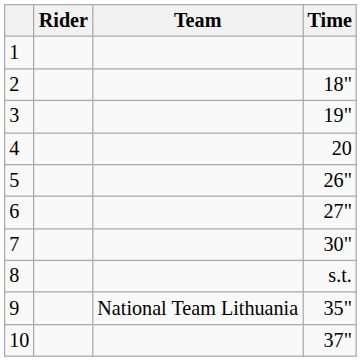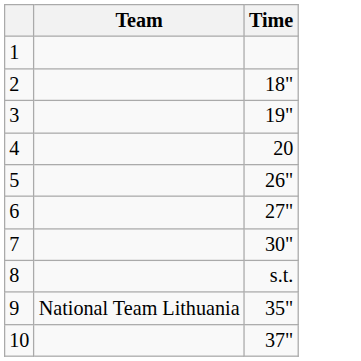- column: (63, 20)
